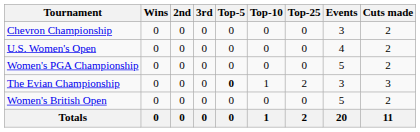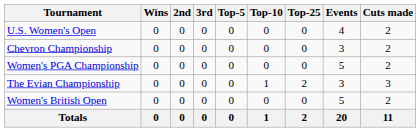rows swapped: (59, 30) <-> (51, 48)
(231, 83) bold -> (231, 83) normal
